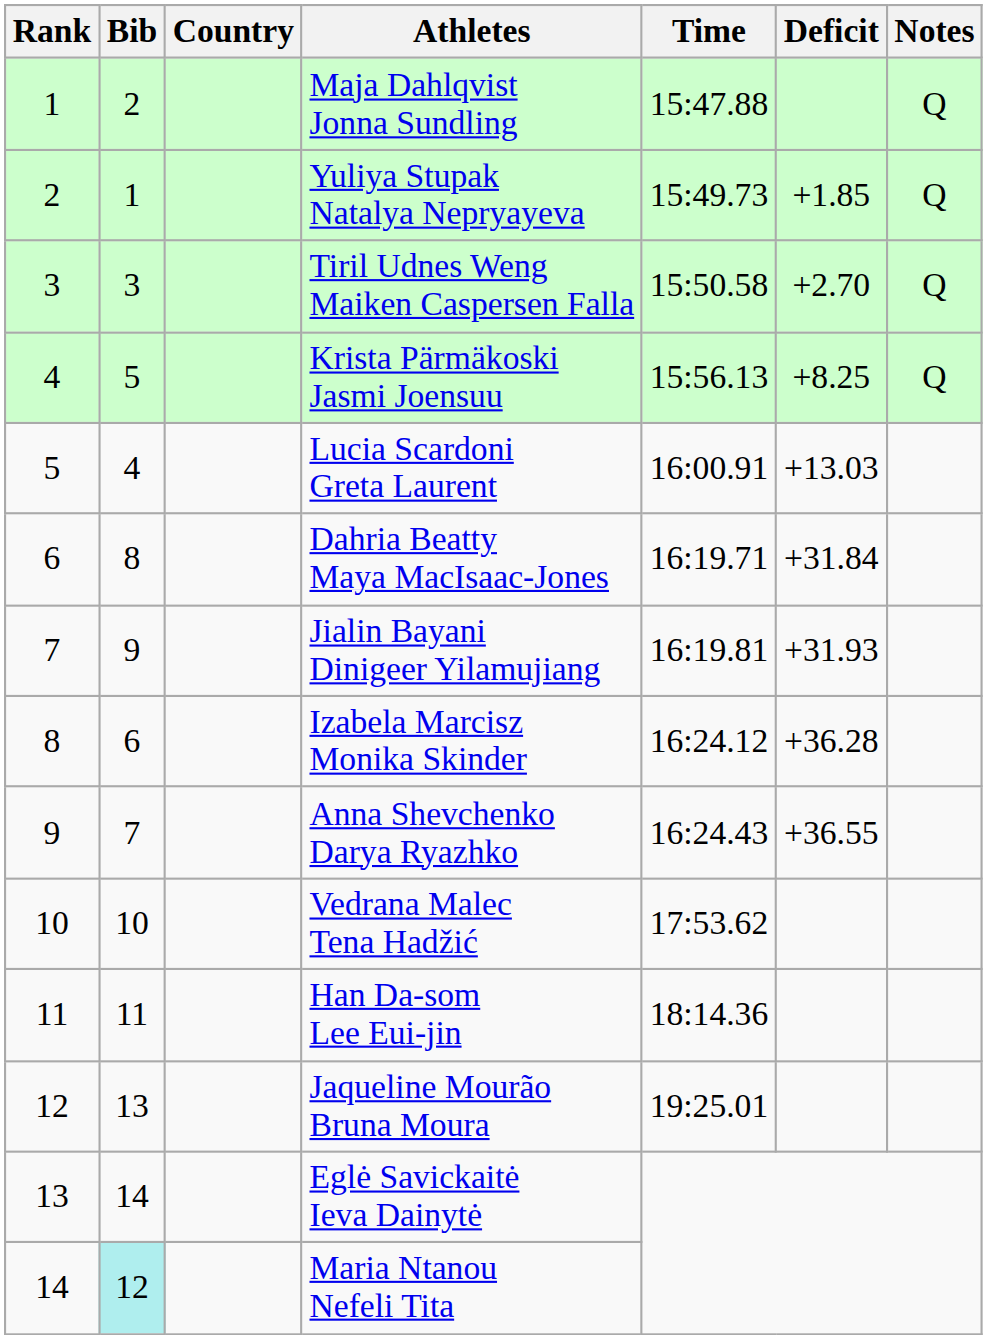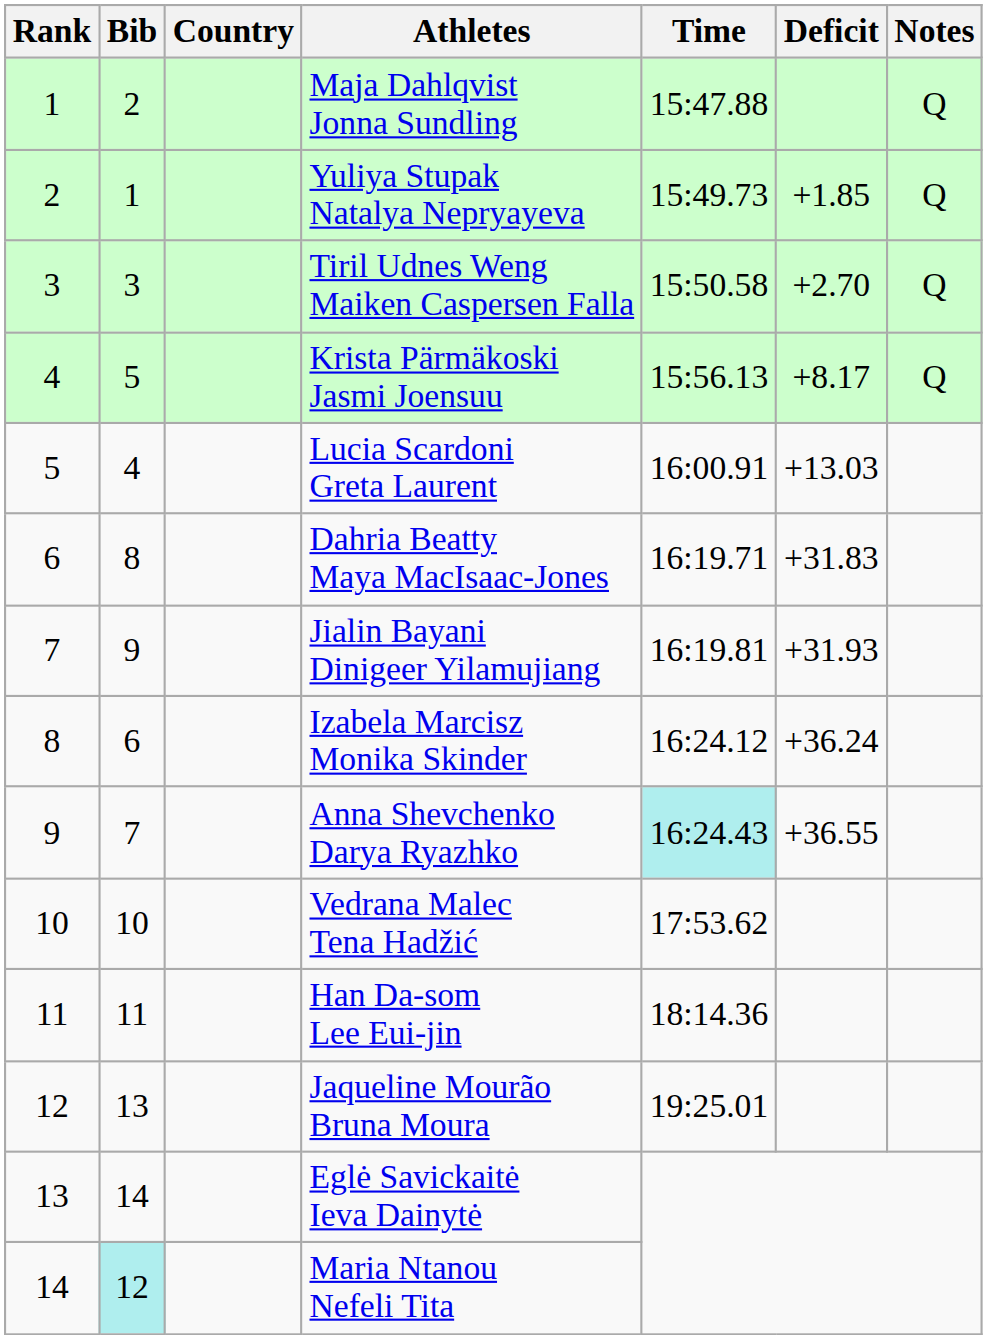(831, 376) +8.25 -> (831, 376) +8.17
(831, 558) +31.84 -> (831, 558) +31.83
(831, 740) +36.28 -> (831, 740) +36.24
(709, 832) no background -> (709, 832) paleturquoise background
